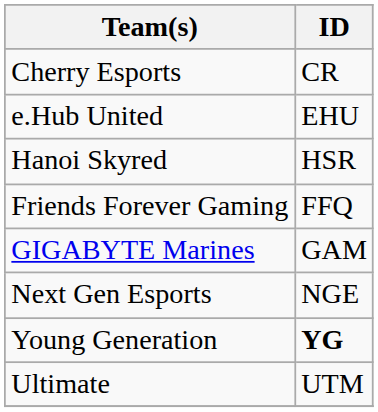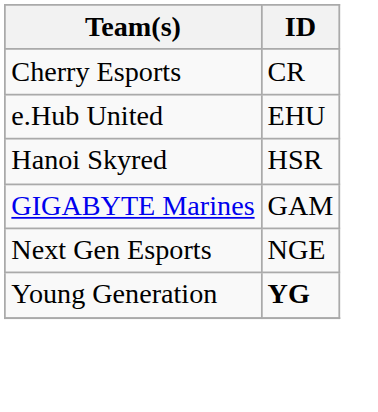- row: (150, 205)
- row: (61, 384)
